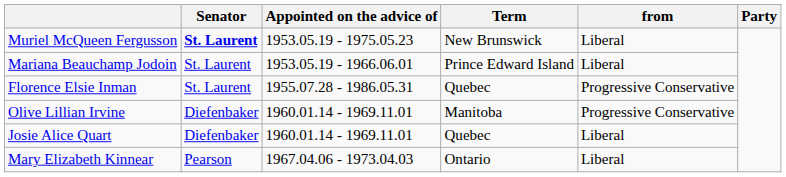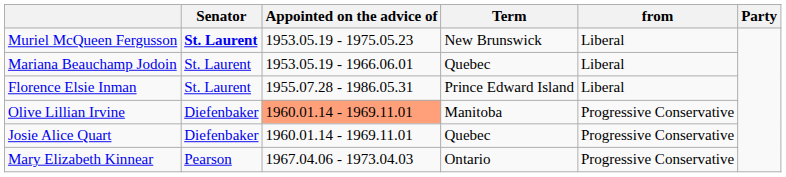(509, 64) Prince Edward Island -> (467, 64) Quebec
(467, 87) Quebec -> (509, 87) Prince Edward Island
(658, 87) Progressive Conservative -> (603, 87) Liberal
(339, 111) no background -> (339, 111) lightsalmon background
(603, 135) Liberal -> (658, 135) Progressive Conservative
(603, 159) Liberal -> (658, 159) Progressive Conservative
